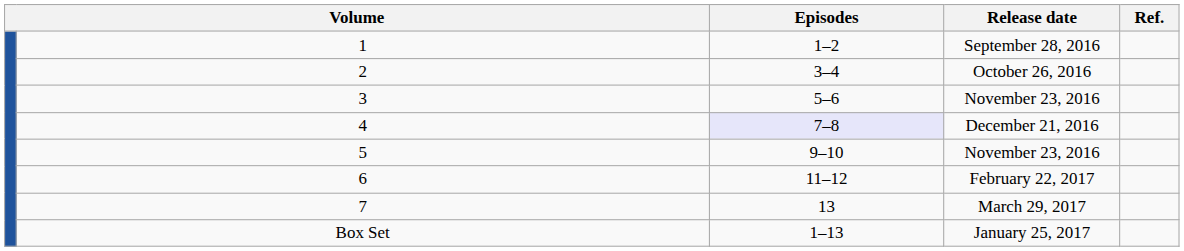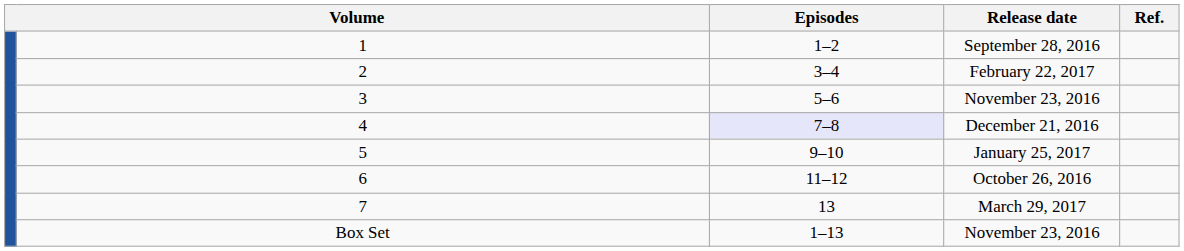(1032, 71) October 26, 2016 -> (1032, 71) February 22, 2017
(1032, 152) November 23, 2016 -> (1032, 152) January 25, 2017
(1032, 179) February 22, 2017 -> (1032, 179) October 26, 2016
(1032, 233) January 25, 2017 -> (1032, 233) November 23, 2016
